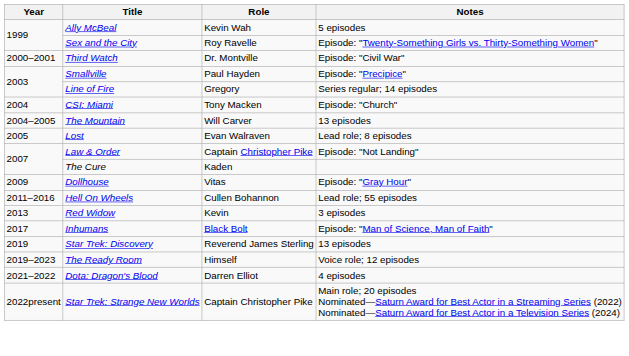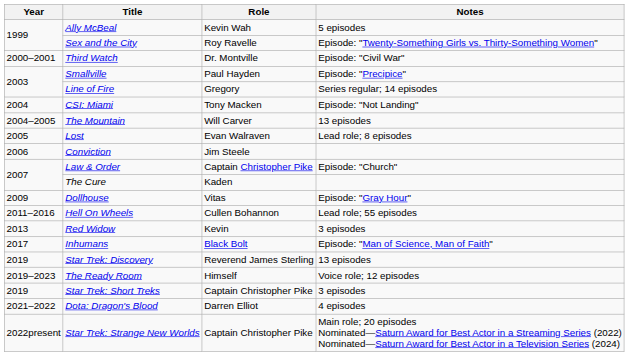(358, 105) Episode: "Church" -> (368, 105) Episode: "Not Landing"
+ row: (88, 151)
(368, 151) Episode: "Not Landing" -> (358, 167) Episode: "Church"
+ row: (113, 290)
